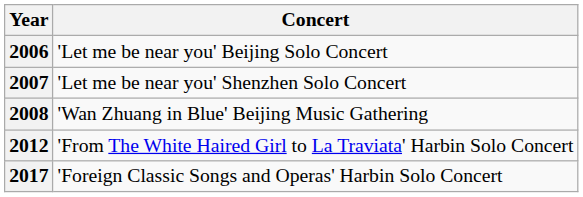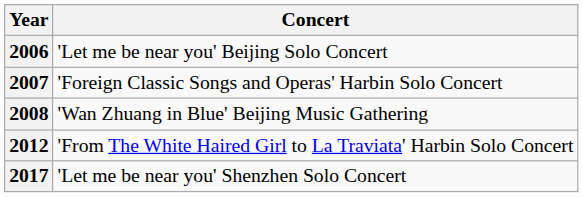(232, 82) 'Let me be near you' Shenzhen Solo Concert -> (280, 82) 'Foreign Classic Songs and Operas' Harbin Solo Concert
(280, 176) 'Foreign Classic Songs and Operas' Harbin Solo Concert -> (232, 176) 'Let me be near you' Shenzhen Solo Concert
